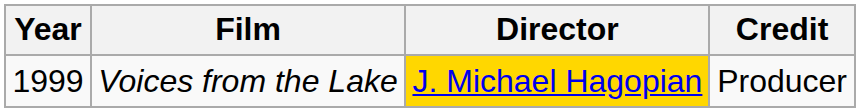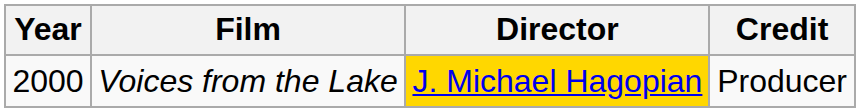(48, 80) 1999 -> (48, 80) 2000
